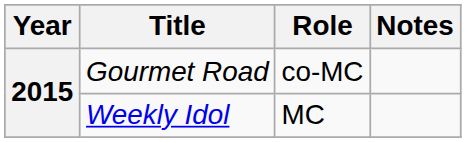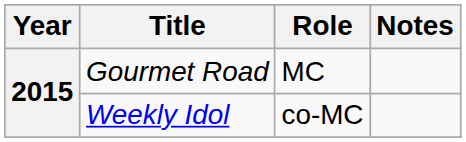(322, 70) co-MC -> (303, 70) MC
(303, 114) MC -> (322, 114) co-MC
